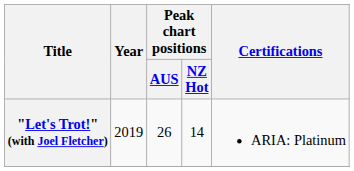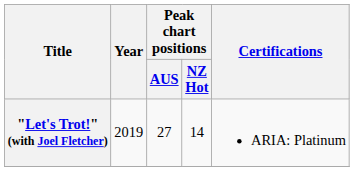(164, 132) 26 -> (164, 132) 27
